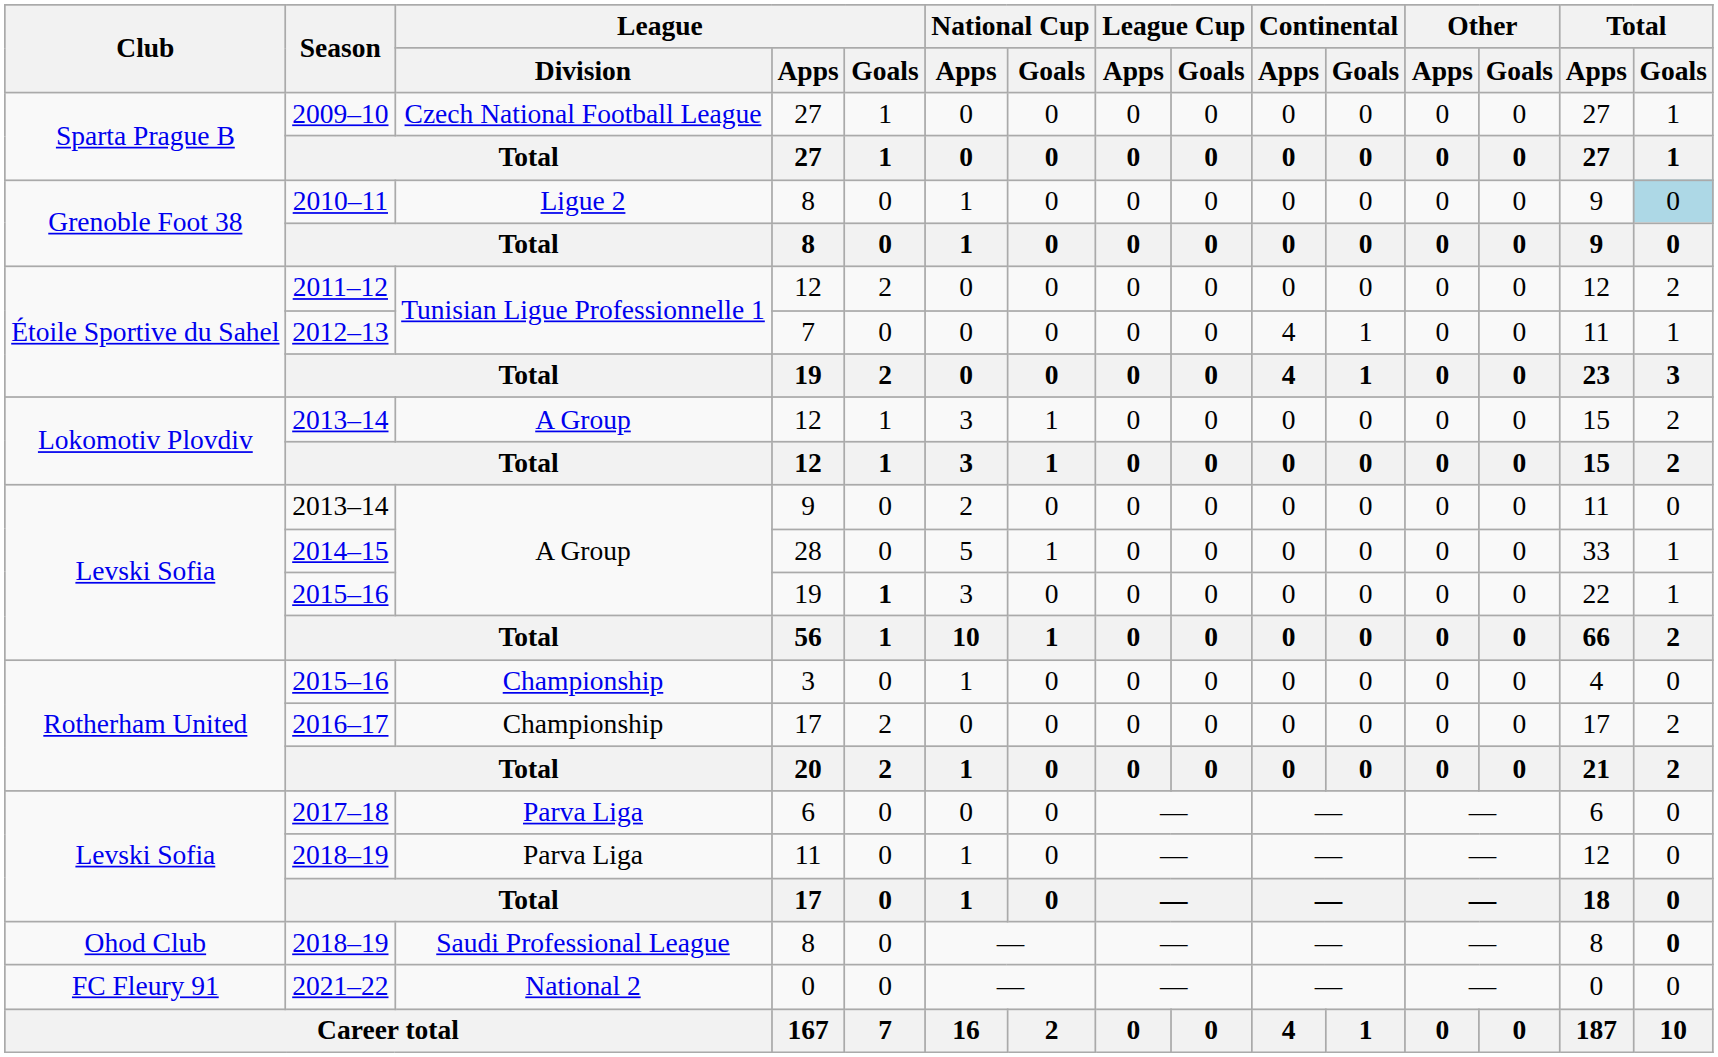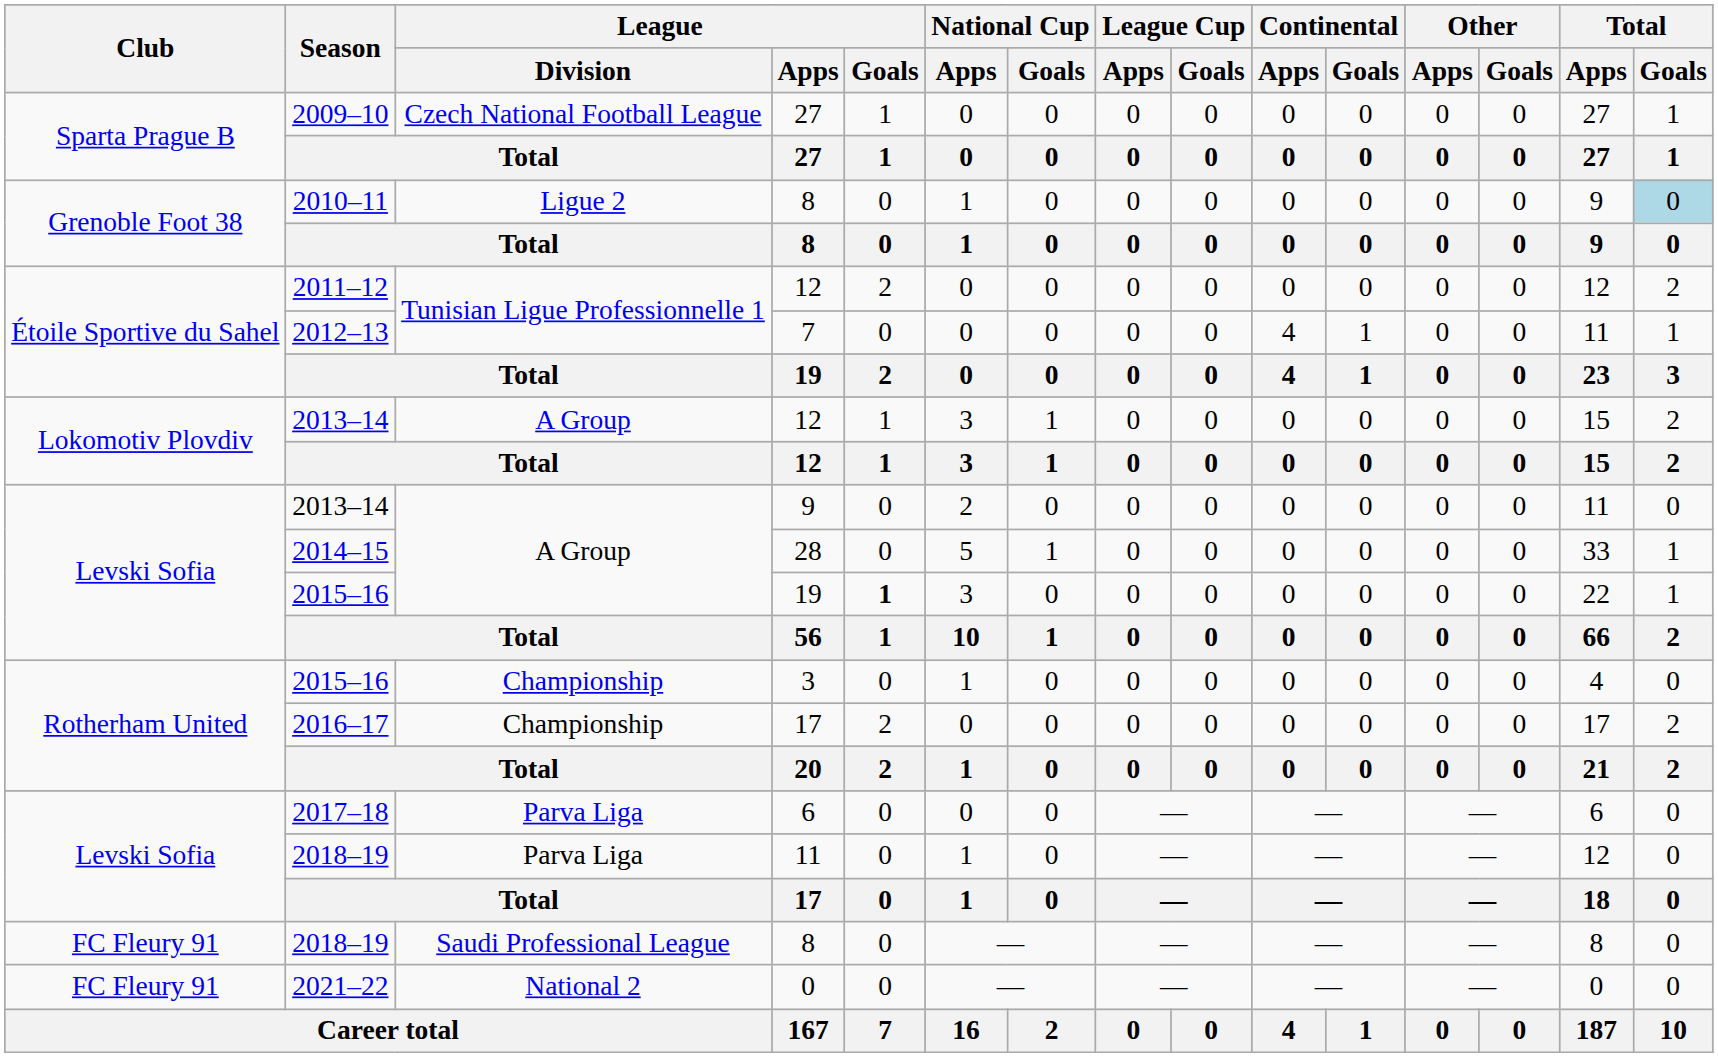(145, 942) Ohod Club -> (145, 942) FC Fleury 91
(1673, 942) bold -> (1673, 942) normal
